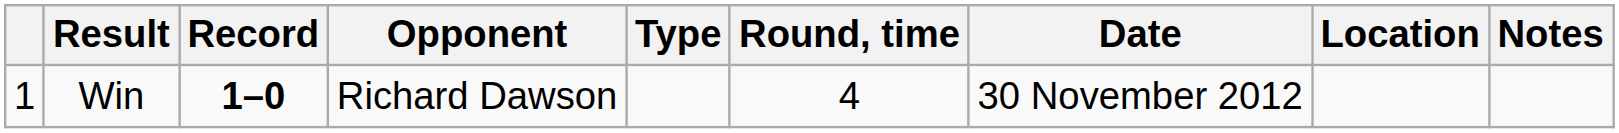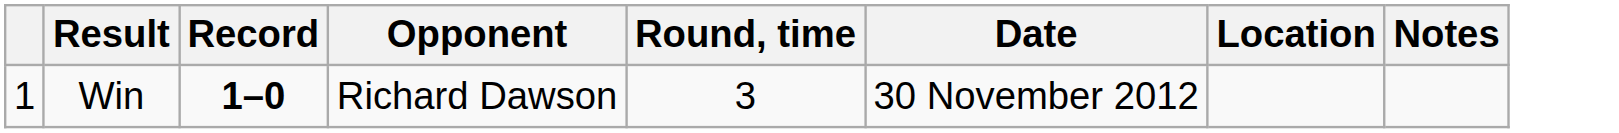- column: (678, 34)
(849, 95) 4 -> (745, 95) 3
